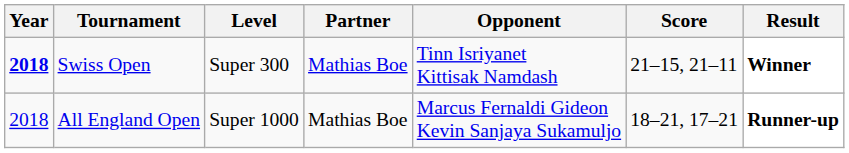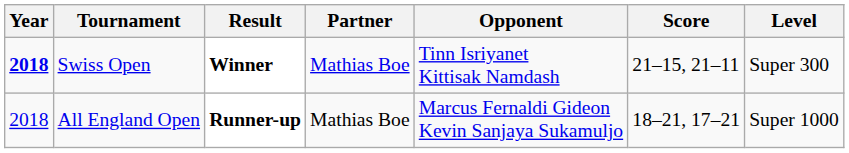columns swapped: (254, 21) <-> (793, 21)
